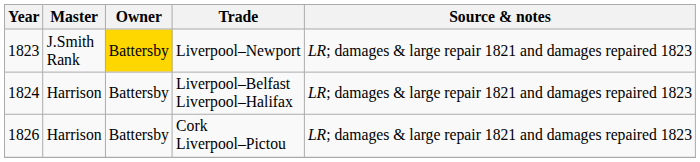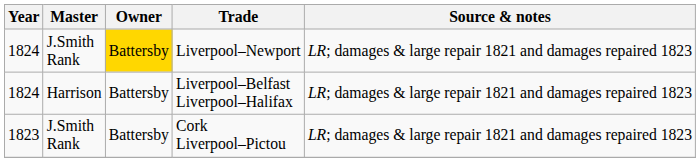(24, 50) 1823 -> (24, 50) 1824
(24, 135) 1826 -> (24, 135) 1823
(74, 135) Harrison -> (70, 135) J.Smith Rank
